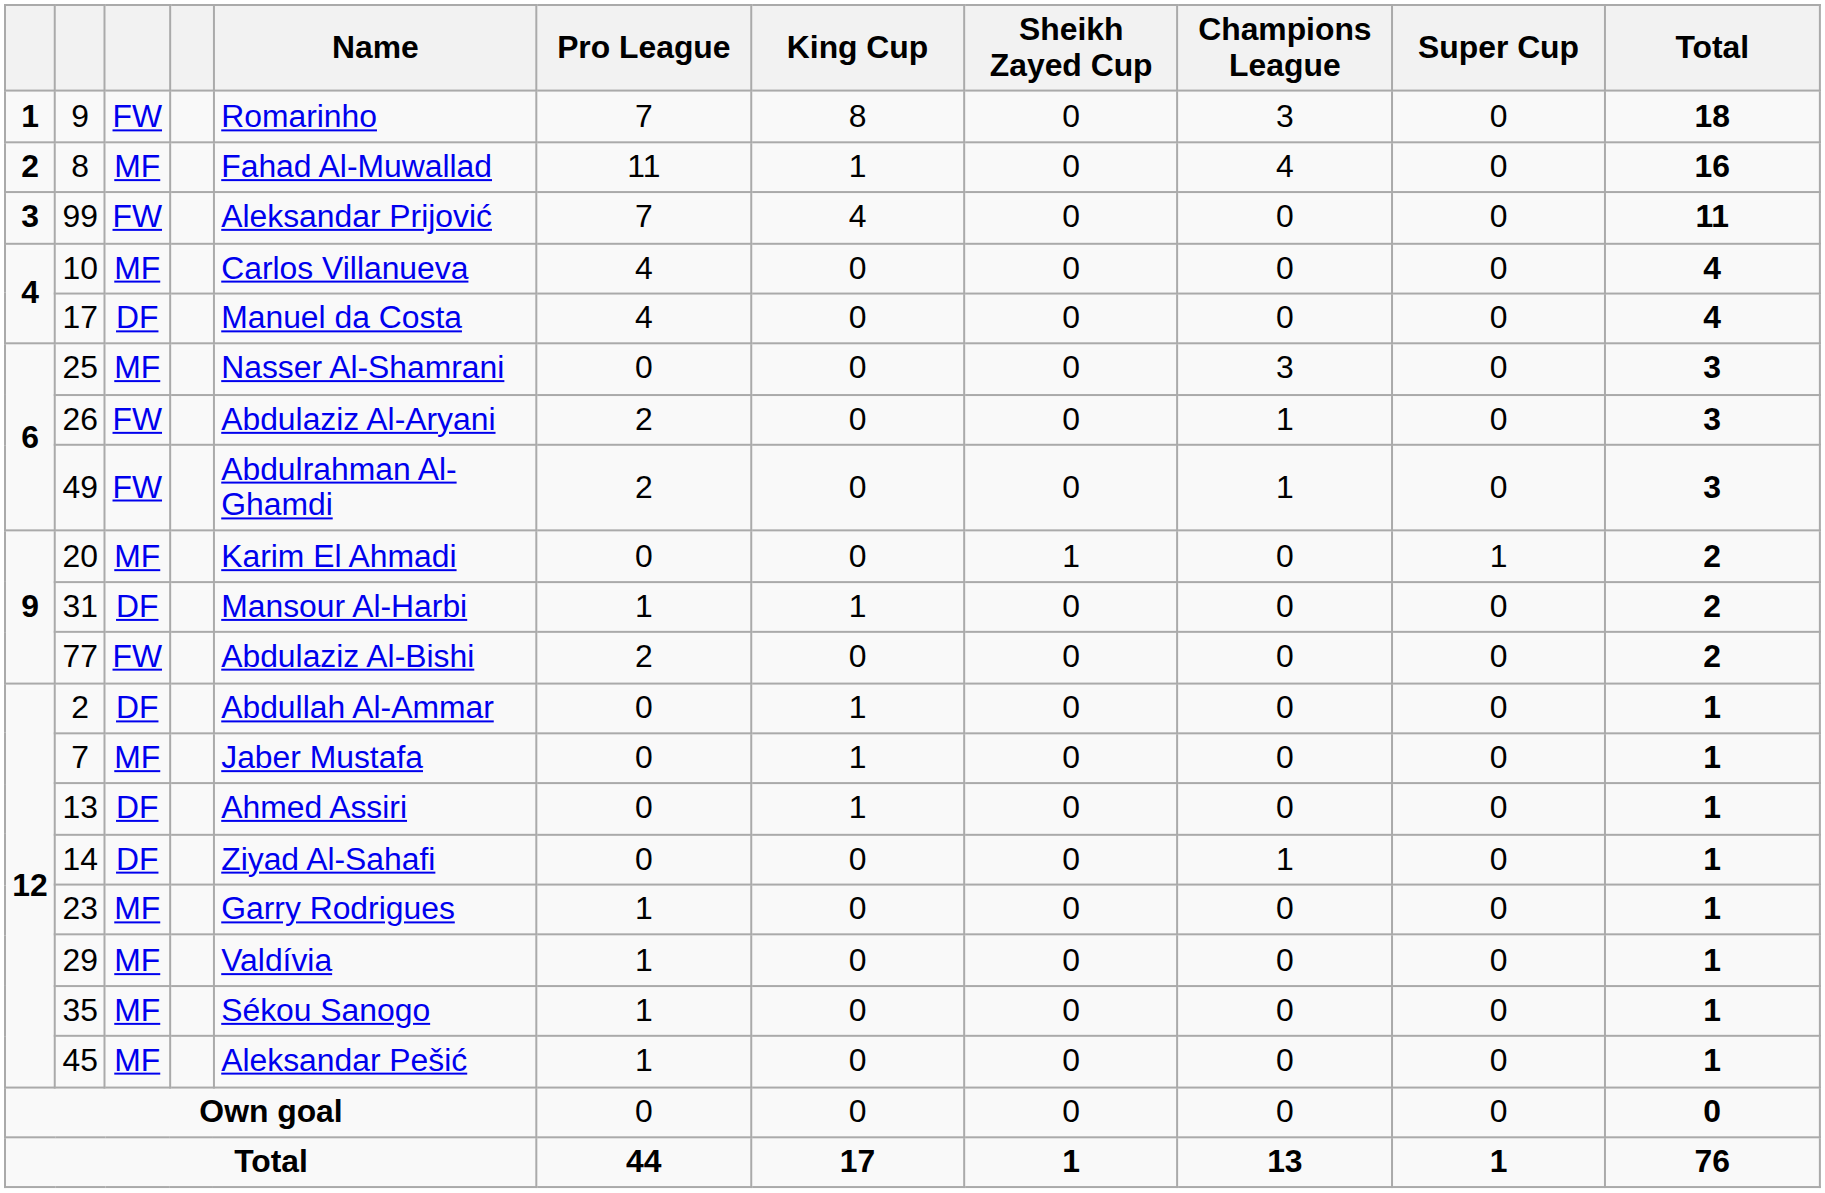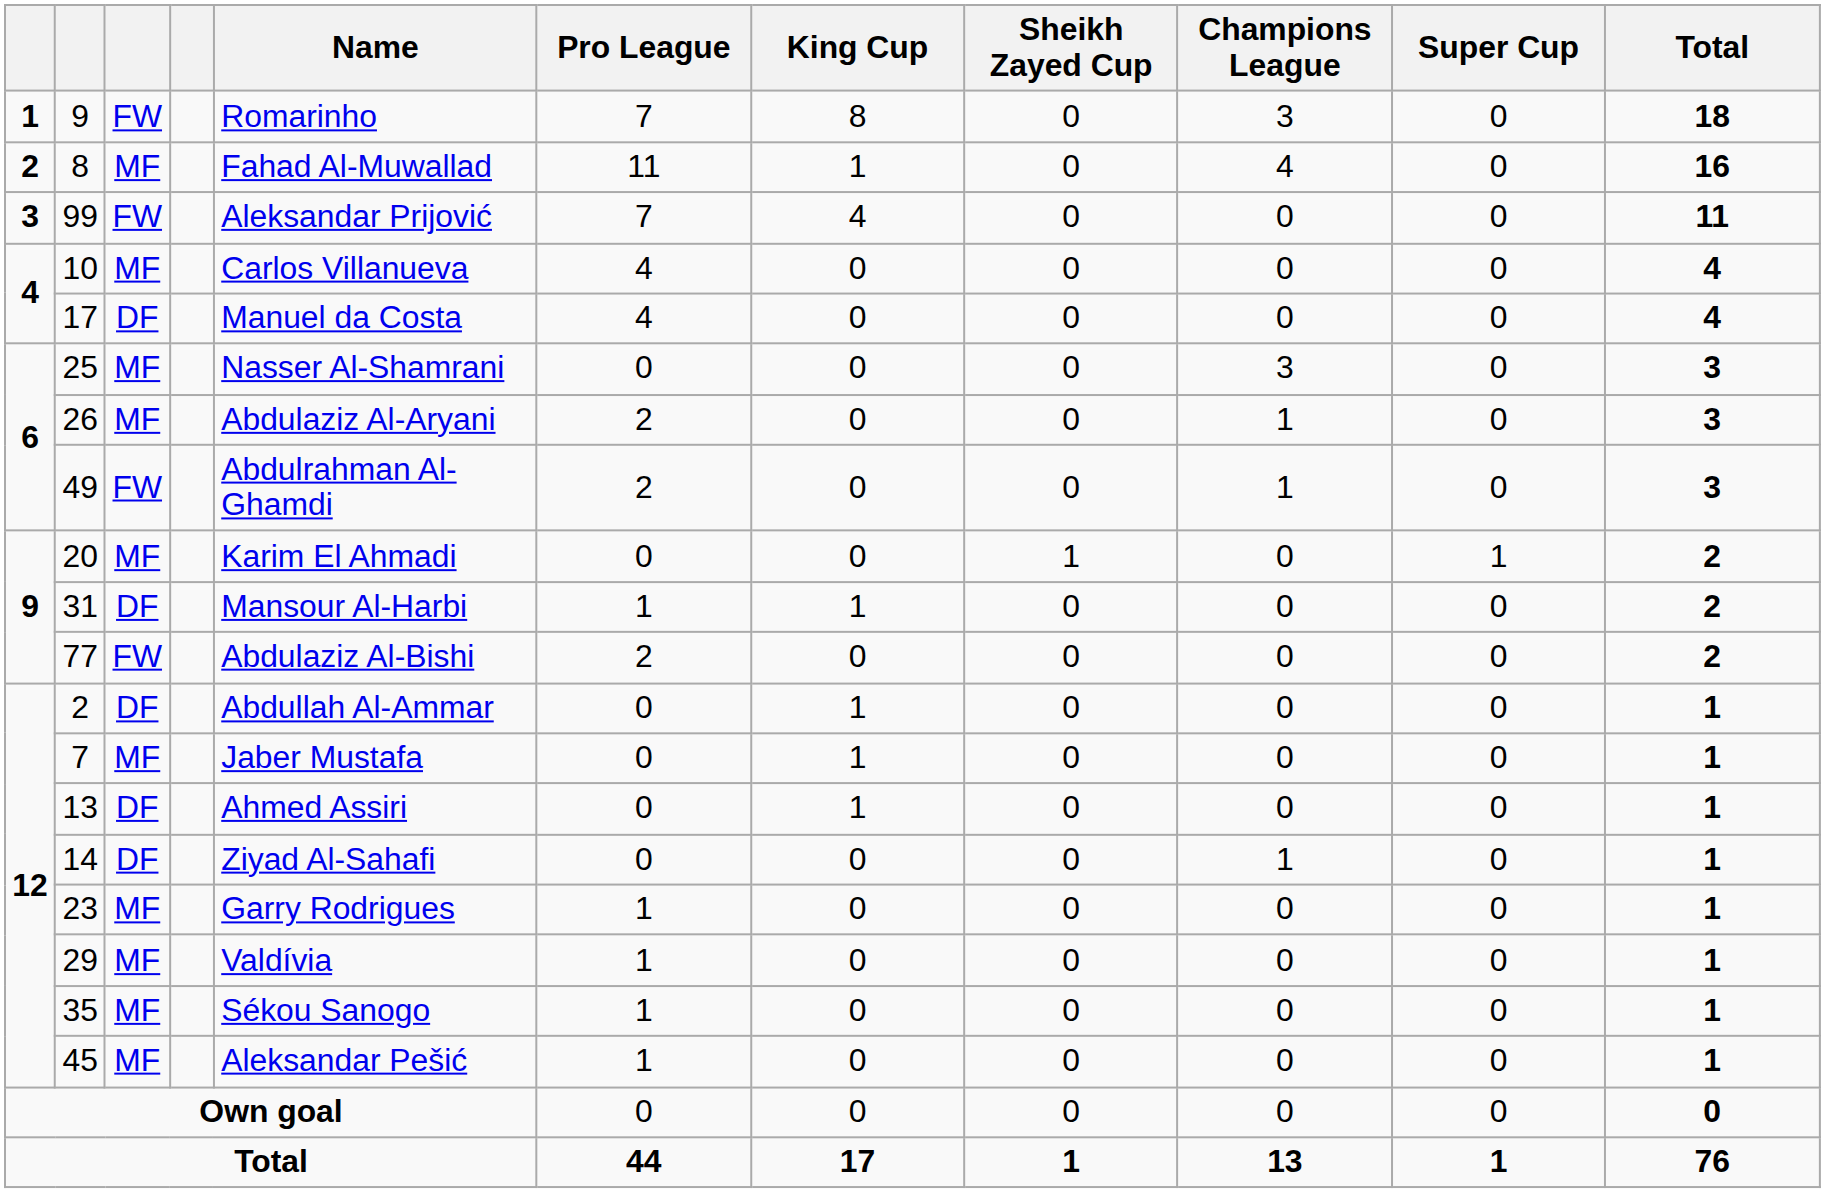(137, 419) FW -> (137, 419) MF
